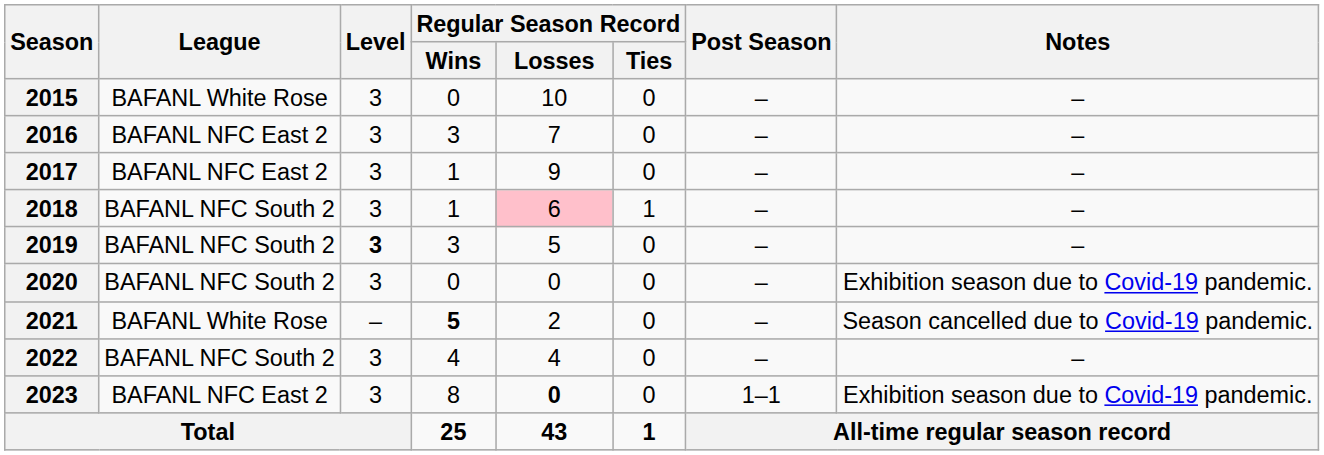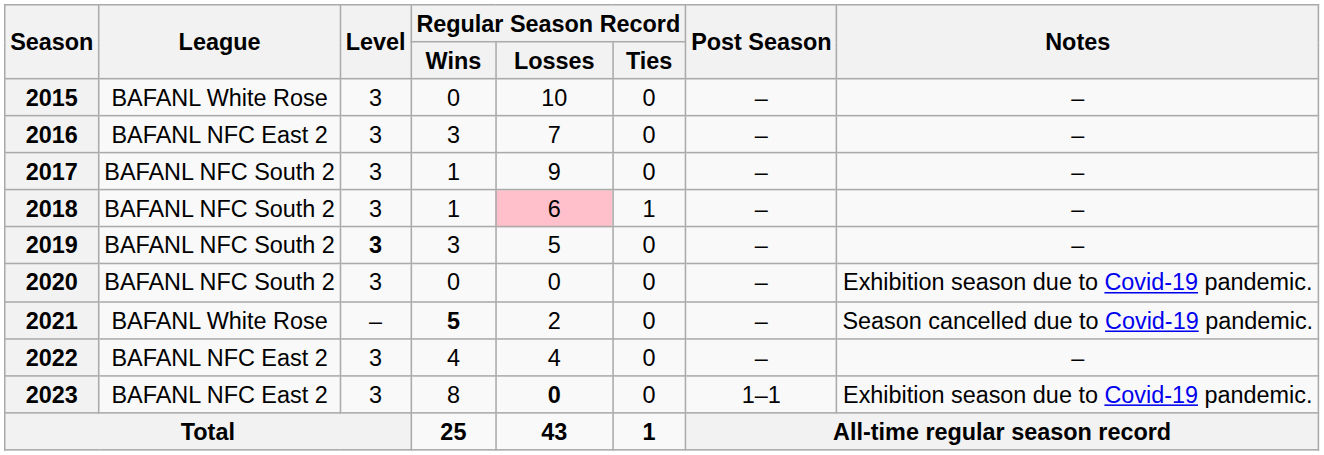(220, 172) BAFANL NFC East 2 -> (220, 172) BAFANL NFC South 2
(220, 357) BAFANL NFC South 2 -> (220, 357) BAFANL NFC East 2
